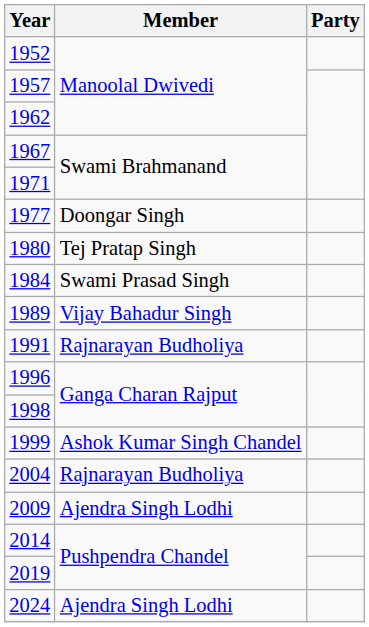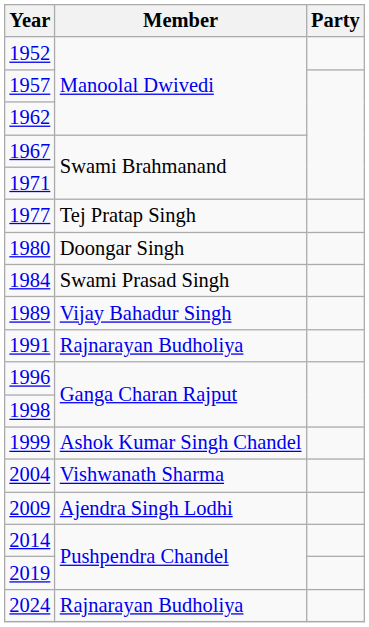(122, 215) Doongar Singh -> (128, 215) Tej Pratap Singh
(128, 248) Tej Pratap Singh -> (122, 248) Doongar Singh
(152, 475) Rajnarayan Budholiya -> (142, 475) Vishwanath Sharma
(146, 605) Ajendra Singh Lodhi -> (152, 605) Rajnarayan Budholiya
